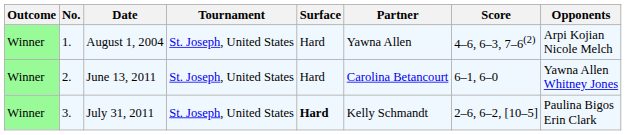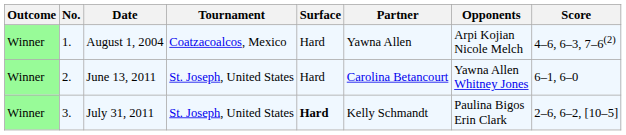columns swapped: (581, 14) <-> (496, 14)
(232, 41) St. Joseph, United States -> (228, 41) Coatzacoalcos, Mexico
